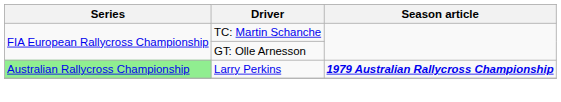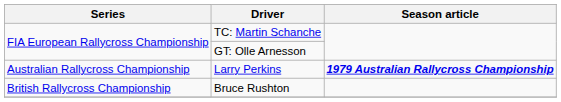(98, 69) lightgreen background -> (98, 69) no background
+ row: (252, 88)
